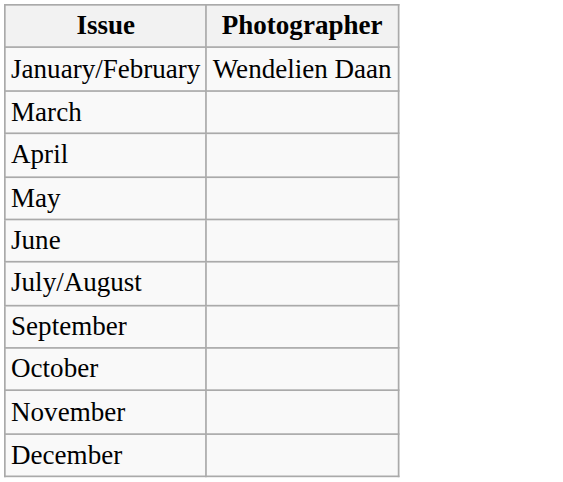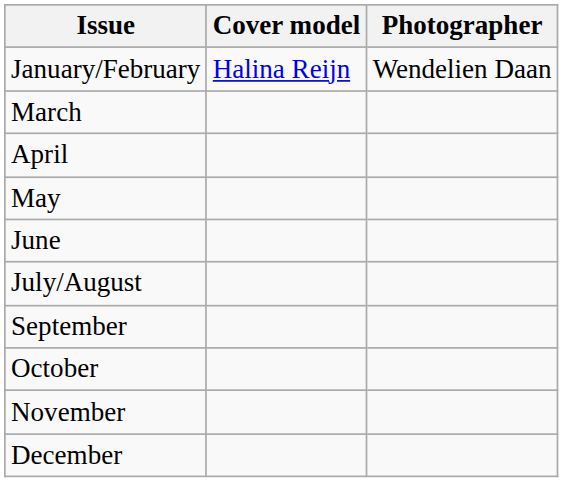+ column: (286, 25)
